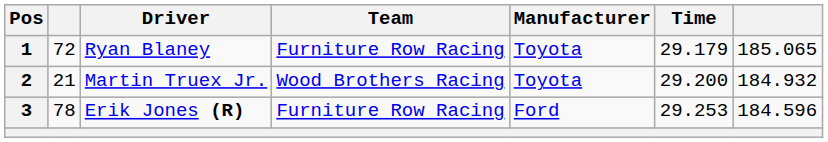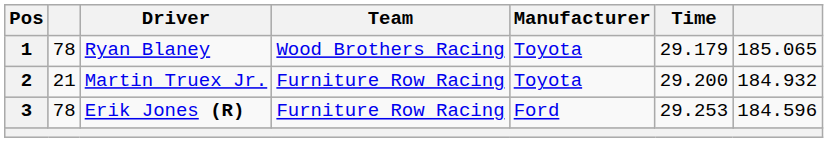(64, 51) 72 -> (64, 51) 78
(390, 51) Furniture Row Racing -> (390, 51) Wood Brothers Racing
(390, 82) Wood Brothers Racing -> (390, 82) Furniture Row Racing
